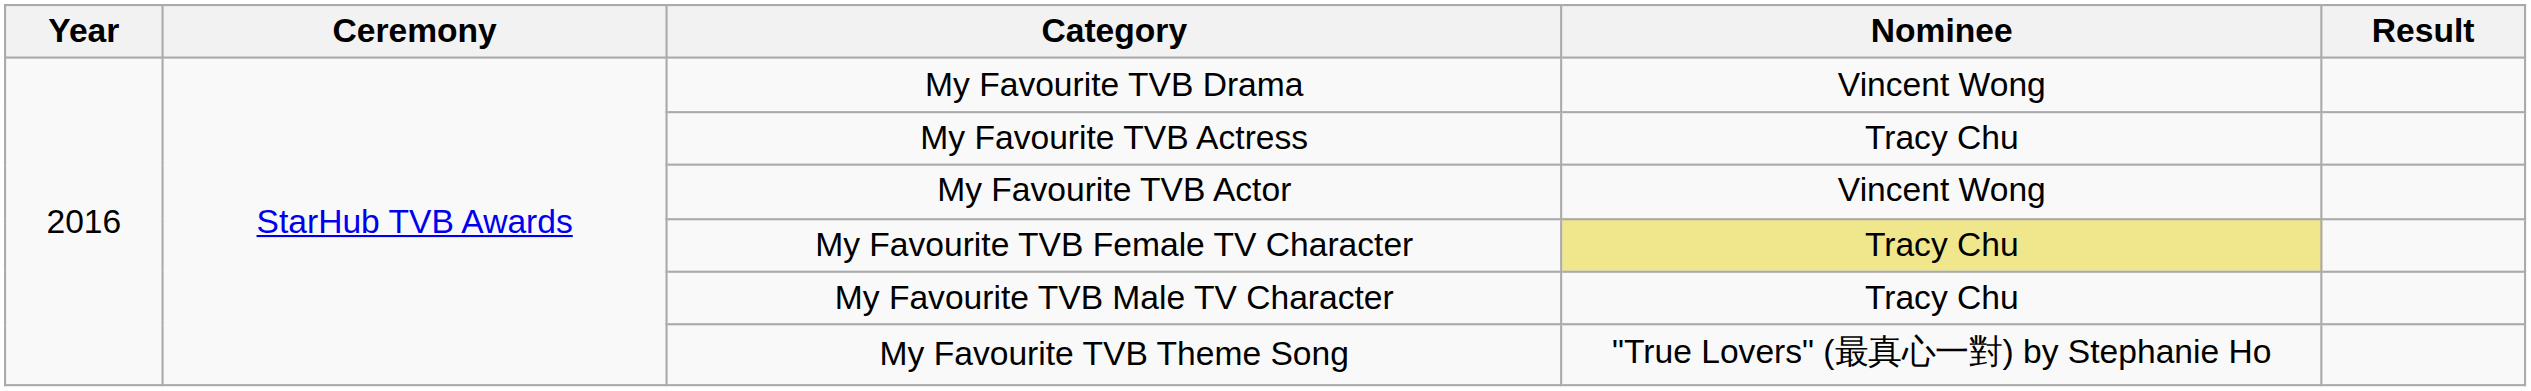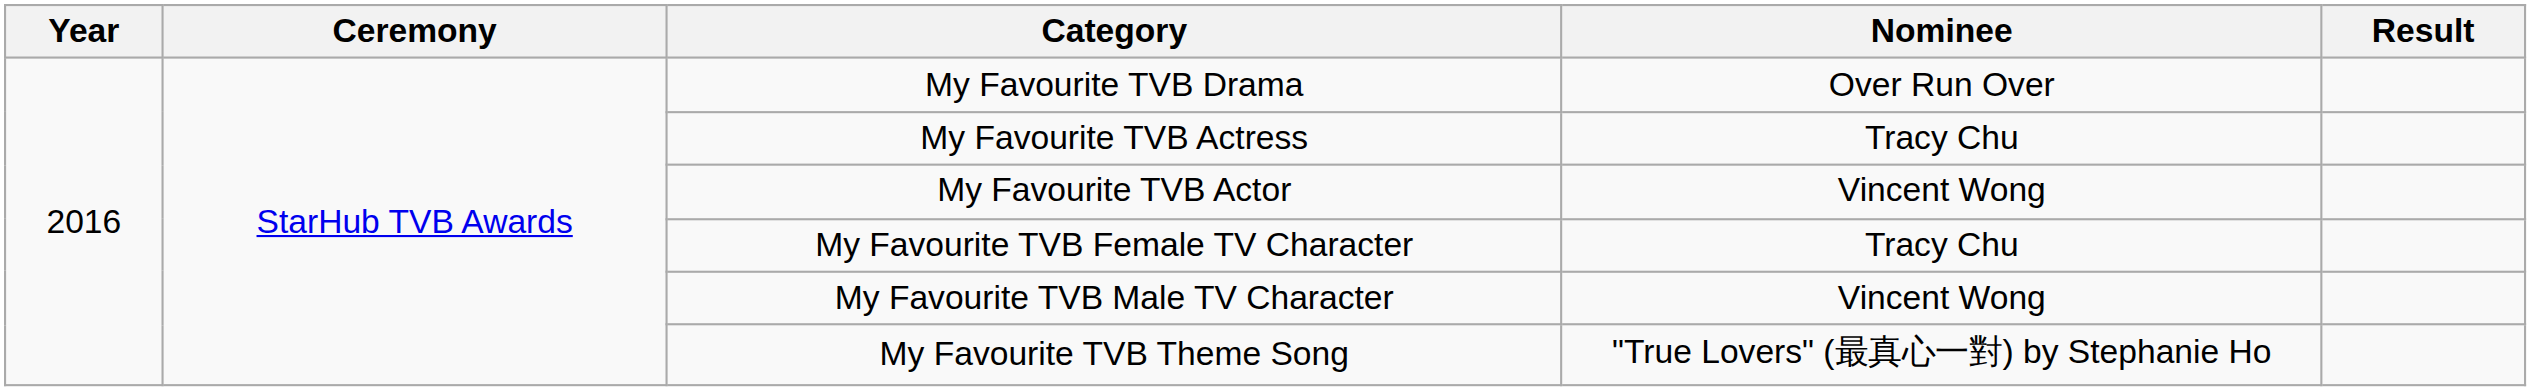(1942, 84) Vincent Wong -> (1942, 84) Over Run Over
(1942, 244) khaki background -> (1942, 244) no background
(1942, 297) Tracy Chu -> (1942, 297) Vincent Wong
